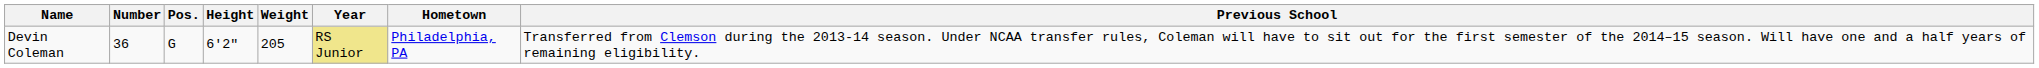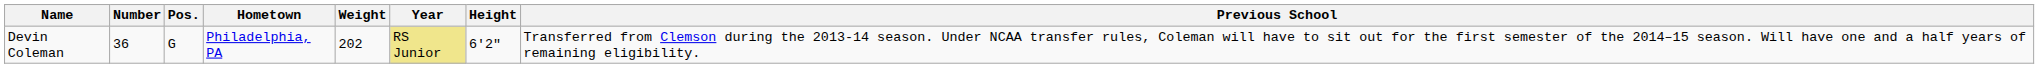columns swapped: (230, 15) <-> (454, 15)
(273, 45) 205 -> (350, 45) 202
